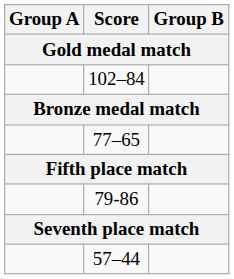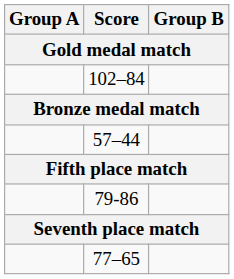rows swapped: (116, 259) <-> (116, 139)
